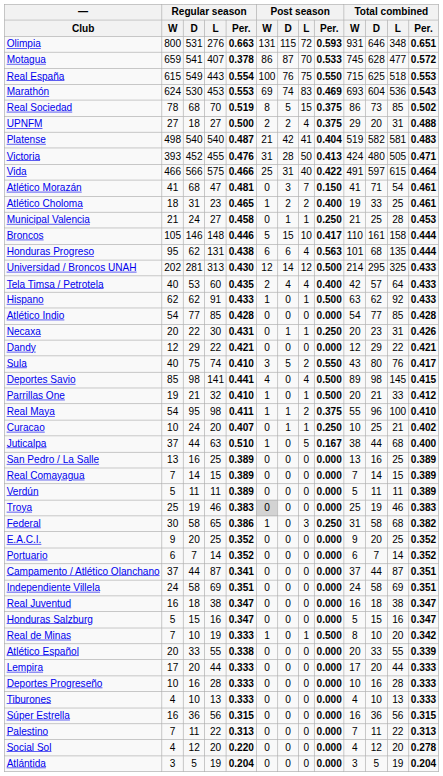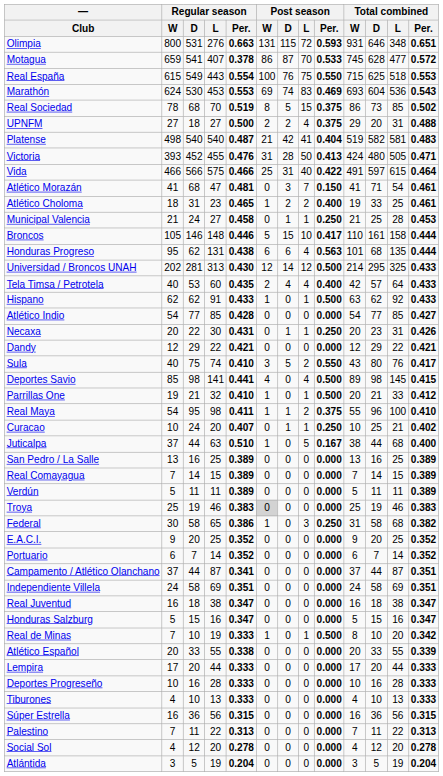(423, 316) 0.428 -> (423, 316) 0.427
(241, 747) 0.220 -> (241, 747) 0.278
